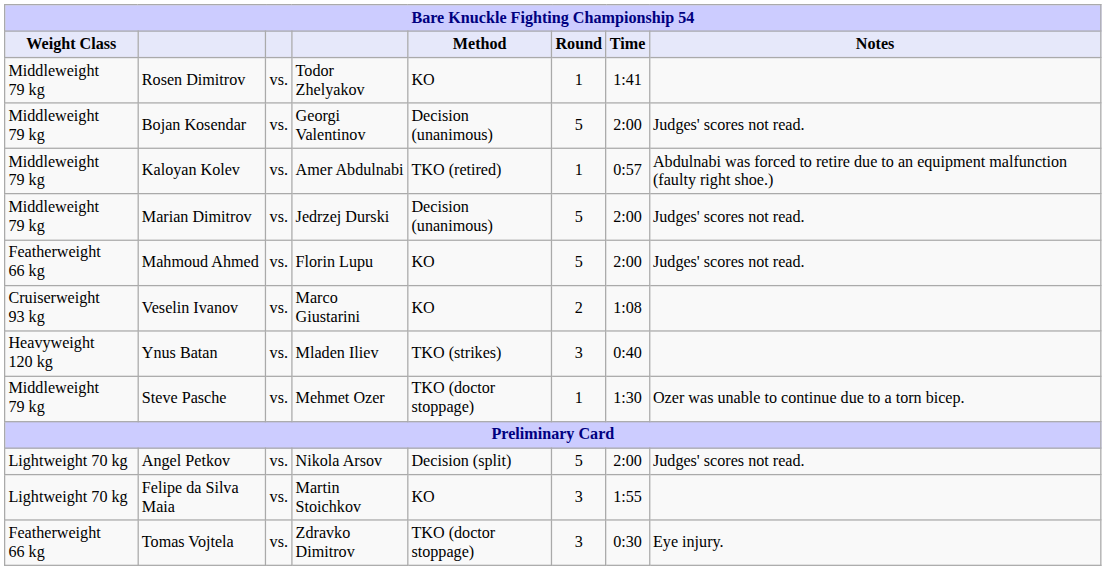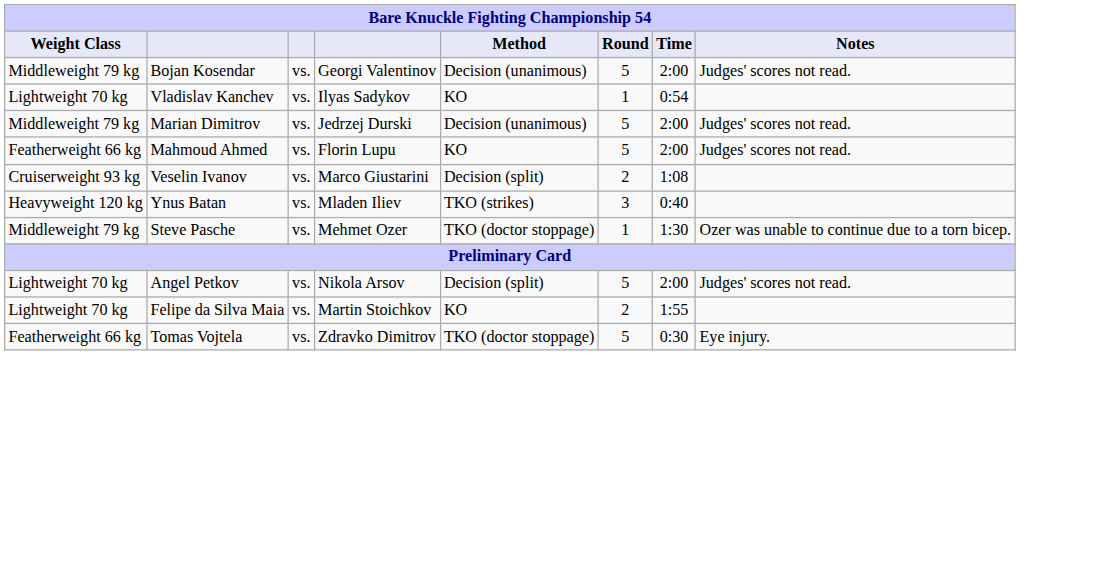- row: (194, 80)
+ row: (212, 97)
- row: (191, 171)
(423, 307) KO -> (494, 177) Decision (split)
(579, 497) 3 -> (625, 309) 2
(579, 542) 3 -> (625, 336) 5
